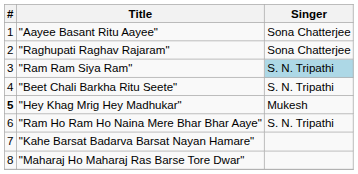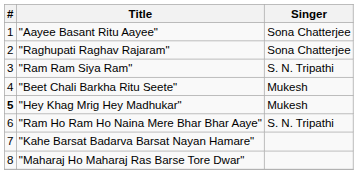(301, 69) lightblue background -> (301, 69) no background
(301, 87) S. N. Tripathi -> (287, 87) Mukesh
